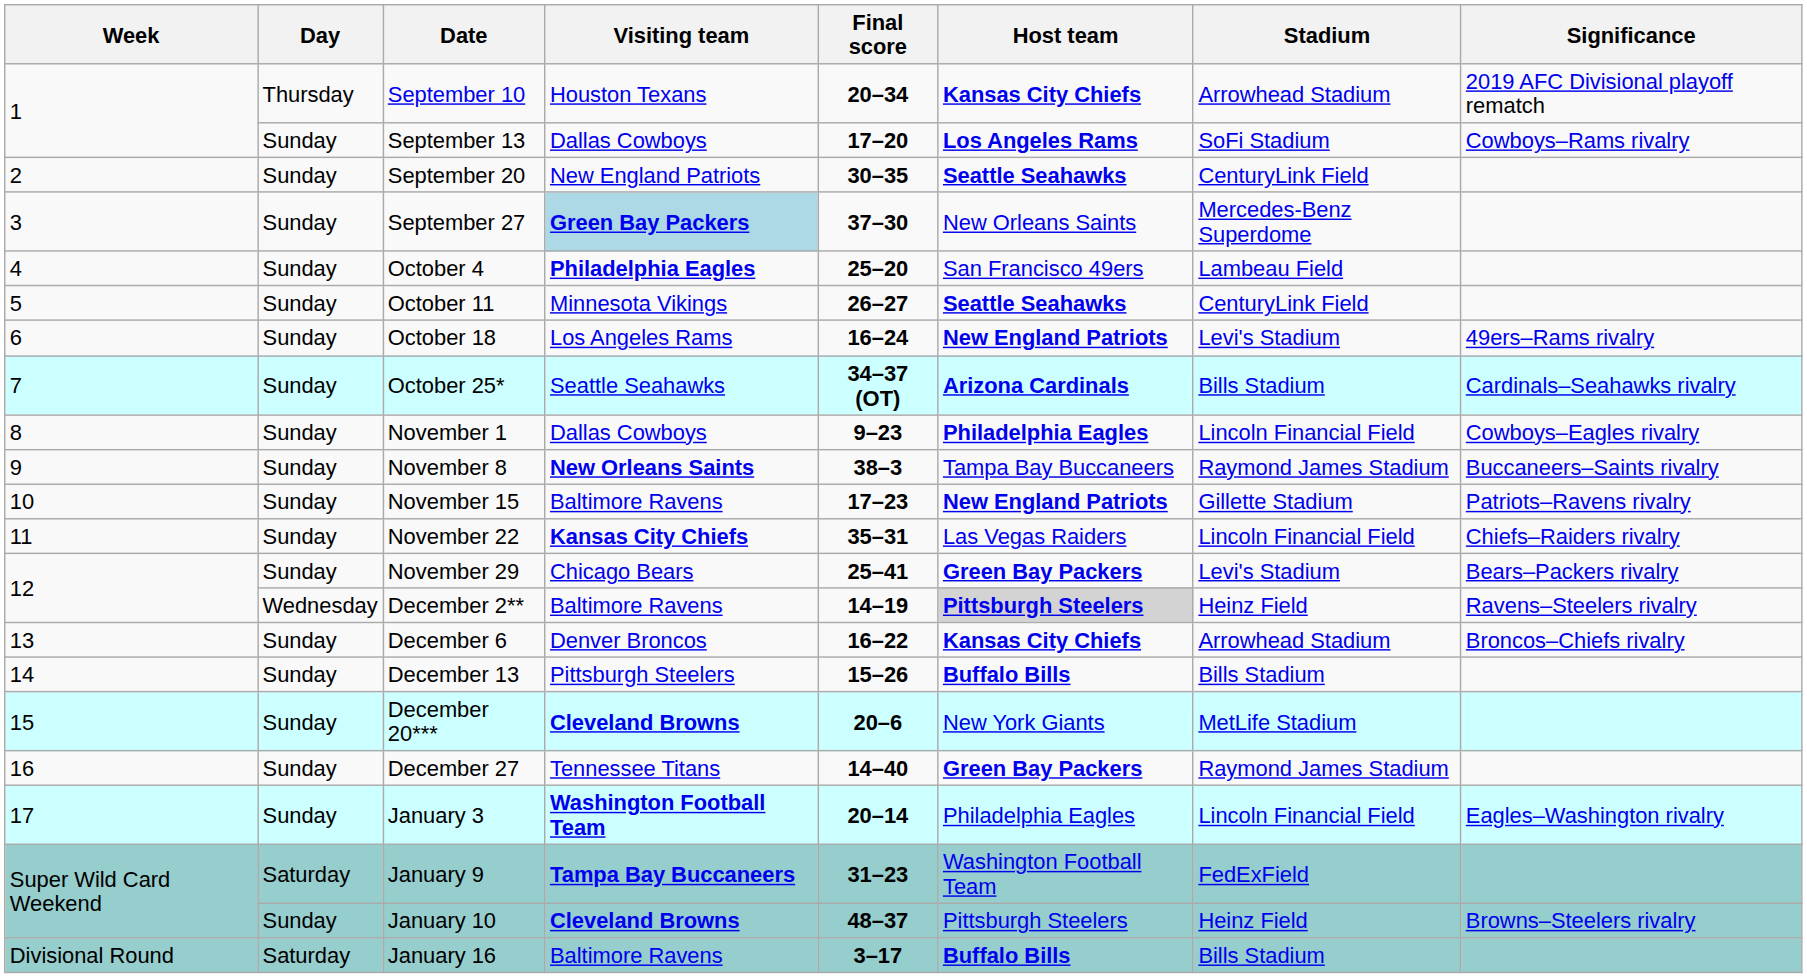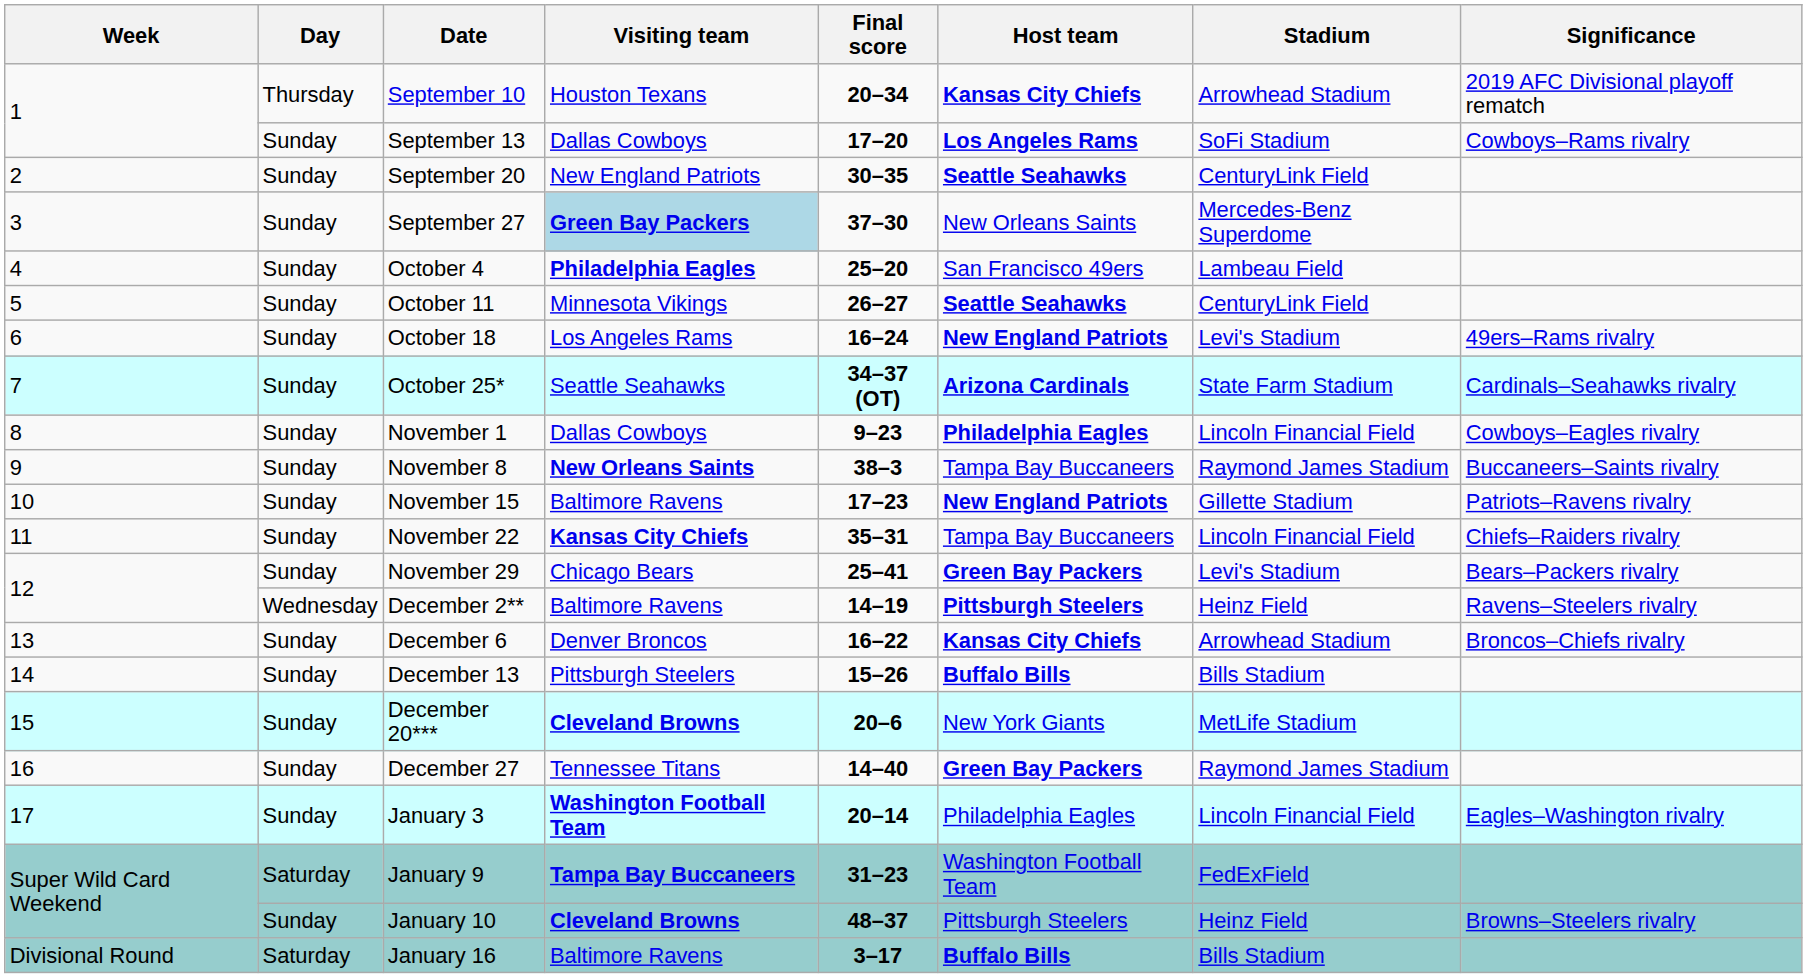(1262, 385) Bills Stadium -> (1296, 385) State Farm Stadium
(1035, 536) Las Vegas Raiders -> (1058, 536) Tampa Bay Buccaneers
(1043, 605) lightgrey background -> (1043, 605) no background
